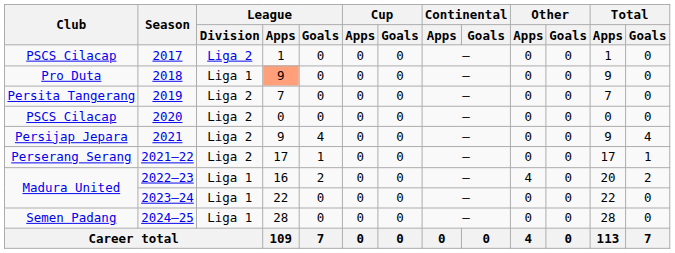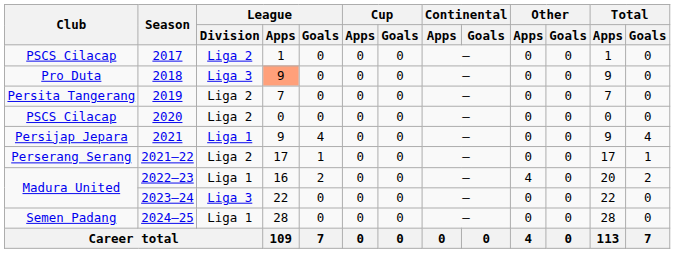(230, 76) Liga 1 -> (230, 76) Liga 3
(230, 137) Liga 2 -> (230, 137) Liga 1
(230, 198) Liga 1 -> (230, 198) Liga 3
